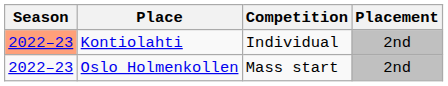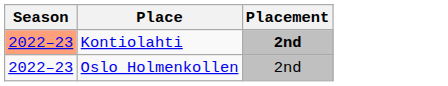- column: (297, 17)
(397, 42) normal -> (288, 42) bold
